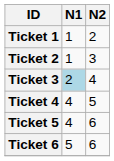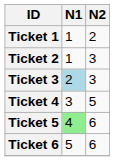(92, 79) 4 -> (92, 79) 3
(69, 101) 4 -> (69, 101) 3
(69, 123) no background -> (69, 123) lightgreen background
